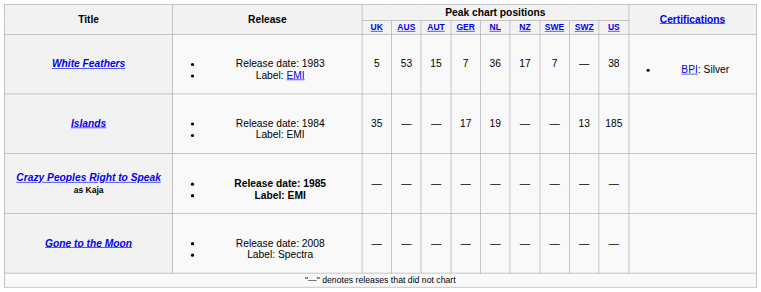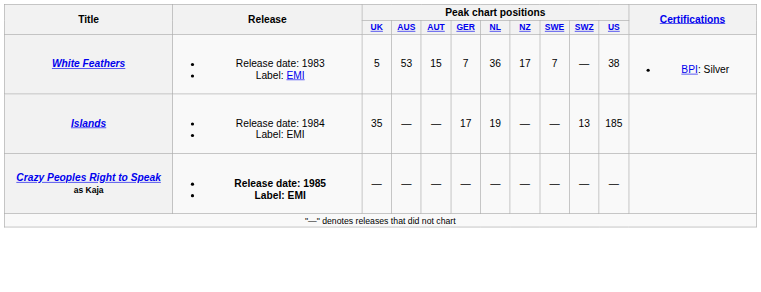- row: (89, 243)
